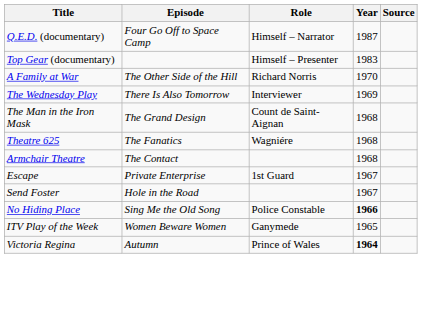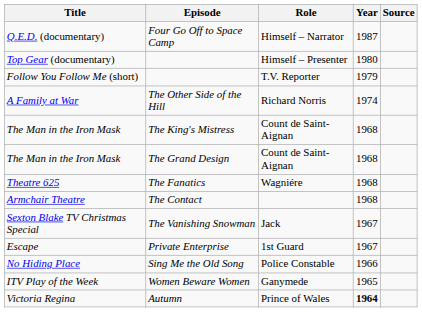(367, 59) 1983 -> (367, 59) 1980
+ row: (73, 77)
(367, 77) 1970 -> (367, 100) 1974
- row: (52, 94)
+ row: (64, 130)
+ row: (66, 223)
- row: (33, 192)
(367, 210) bold -> (367, 264) normal
